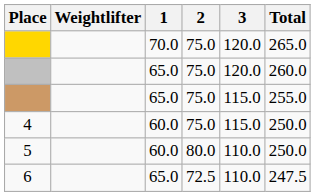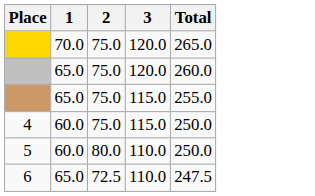- column: (98, 17)
